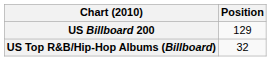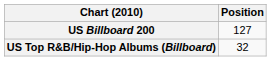(242, 30) 129 -> (242, 30) 127
